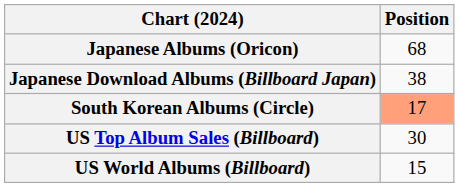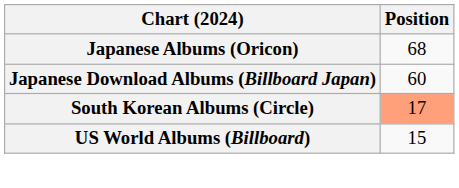(417, 78) 38 -> (417, 78) 60
- row: (192, 138)
